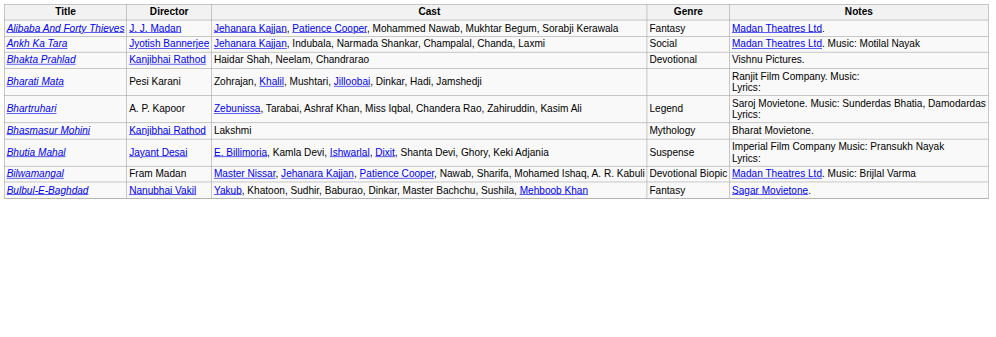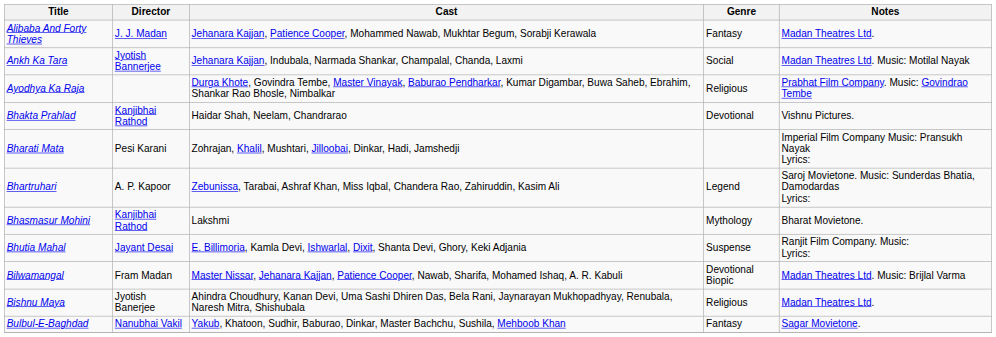+ row: (46, 88)
(796, 82) Ranjit Film Company. Music: Lyrics: -> (872, 149) Imperial Film Company Music: Pransukh Nayak Lyrics:
(838, 152) Imperial Film Company Music: Pransukh Nayak Lyrics: -> (845, 248) Ranjit Film Company. Music: Lyrics:
+ row: (36, 302)
